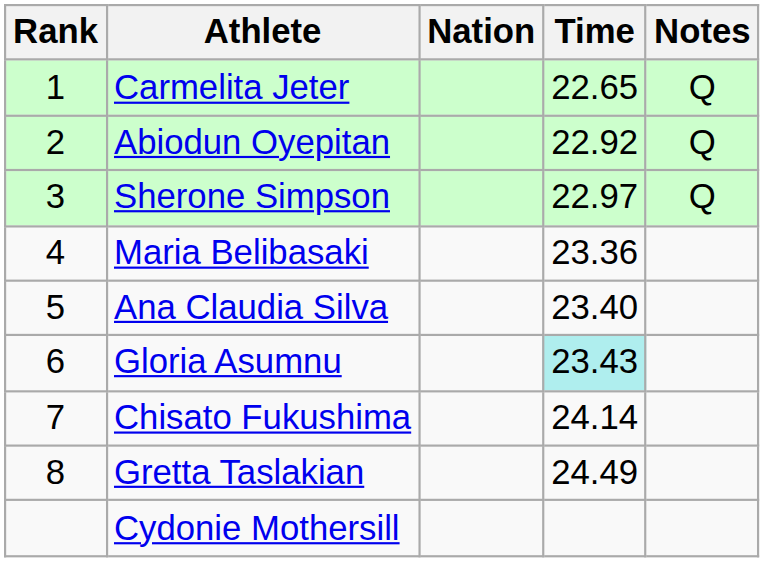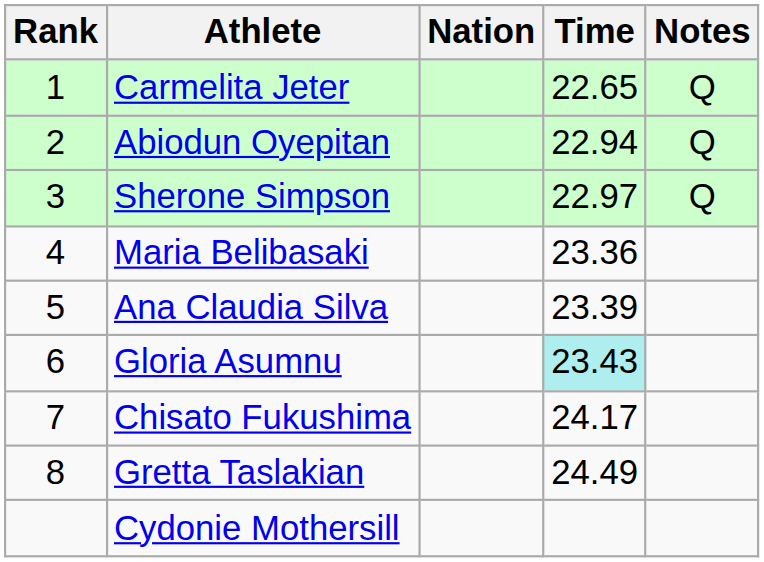(595, 142) 22.92 -> (595, 142) 22.94
(595, 307) 23.40 -> (595, 307) 23.39
(595, 417) 24.14 -> (595, 417) 24.17
